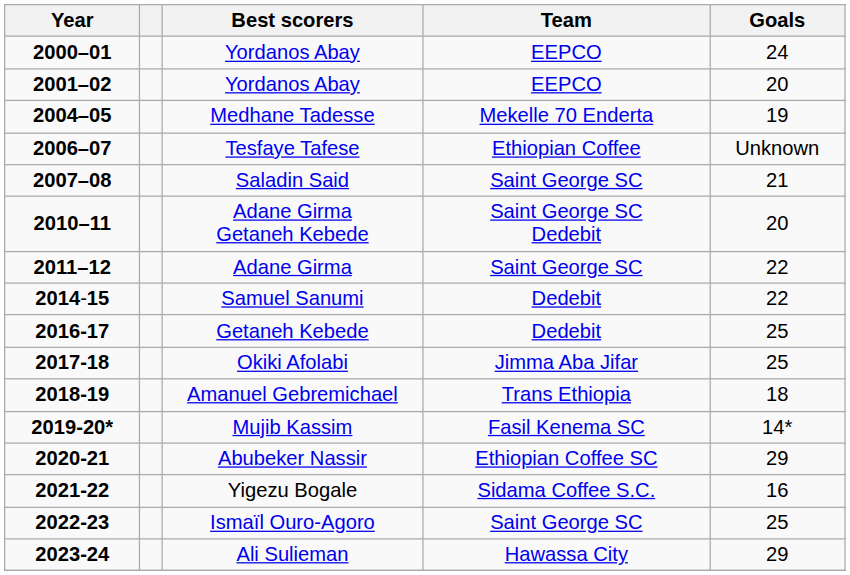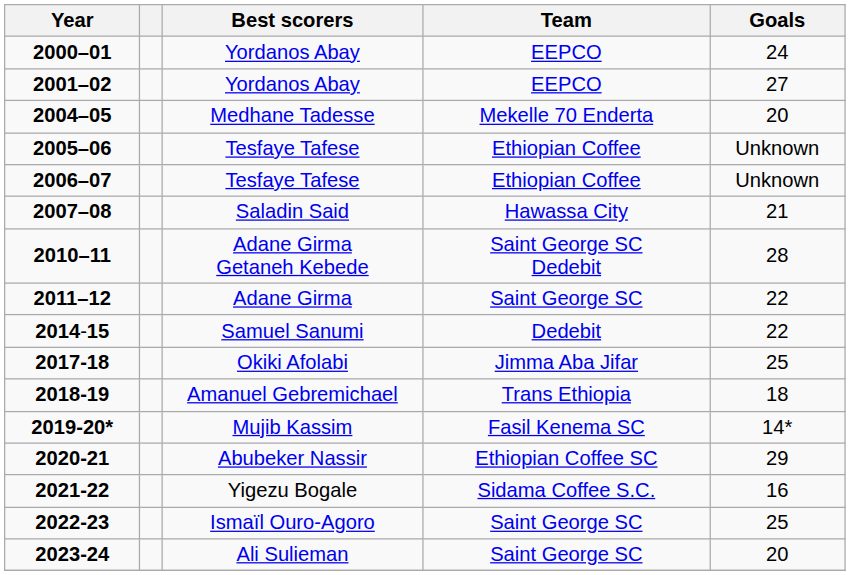(777, 84) 20 -> (777, 84) 27
(777, 116) 19 -> (777, 116) 20
+ row: (72, 148)
(566, 180) Saint George SC -> (566, 212) Hawassa City
(777, 223) 20 -> (777, 255) 28
- row: (72, 330)
(566, 554) Hawassa City -> (566, 554) Saint George SC
(777, 554) 29 -> (777, 554) 20
